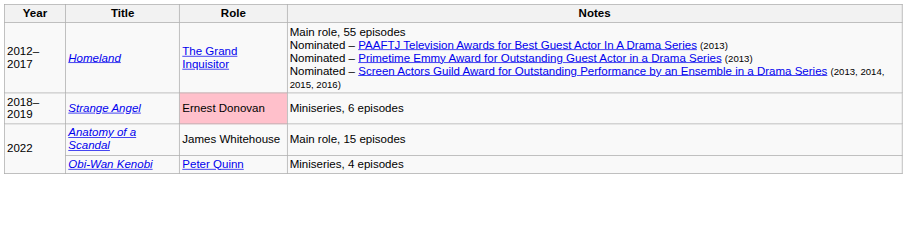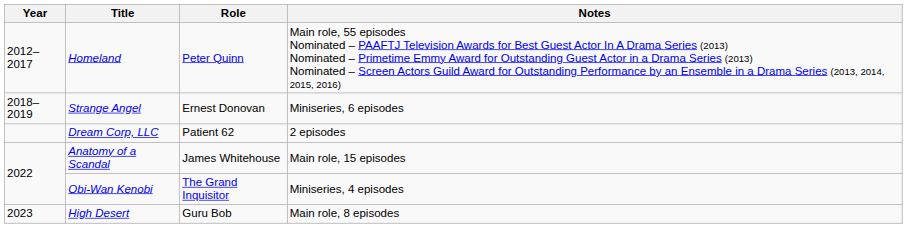(210, 57) The Grand Inquisitor -> (213, 57) Peter Quinn
(224, 108) pink background -> (224, 108) no background
+ row: (113, 133)
(213, 164) Peter Quinn -> (210, 189) The Grand Inquisitor
+ row: (99, 213)
